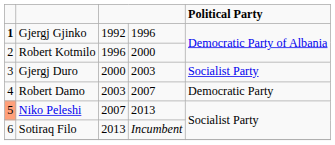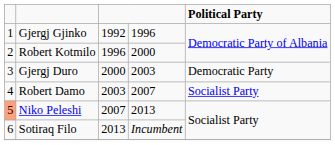(10, 33) bold -> (10, 33) normal
(223, 71) Socialist Party -> (231, 71) Democratic Party
(231, 91) Democratic Party -> (223, 91) Socialist Party
